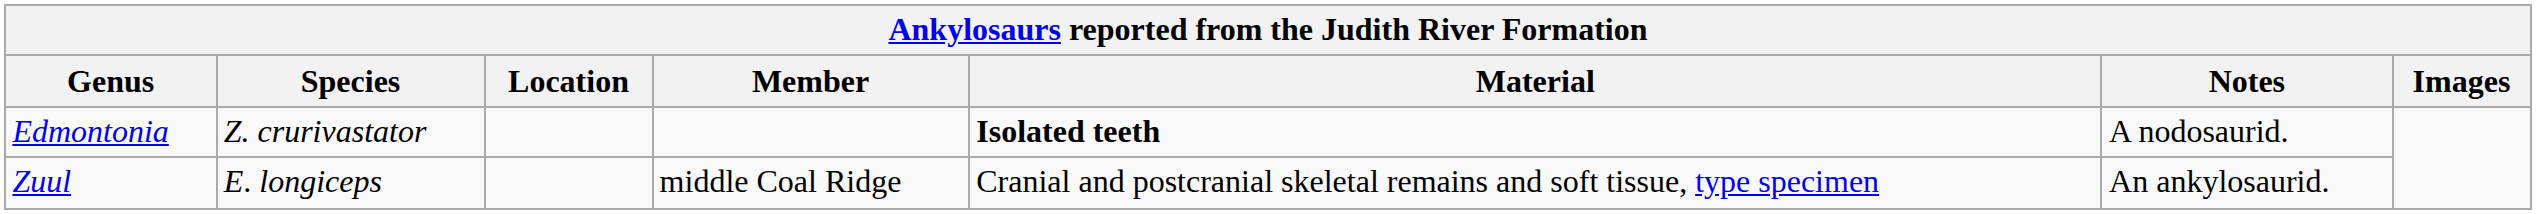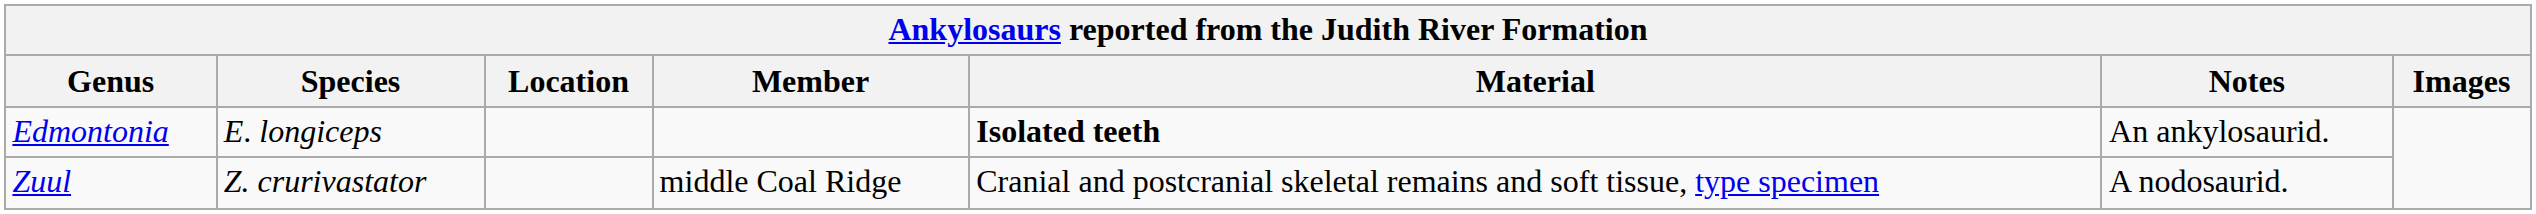(325, 131) Z. crurivastator -> (303, 131) E. longiceps
(2199, 131) A nodosaurid. -> (2219, 131) An ankylosaurid.
(303, 182) E. longiceps -> (325, 182) Z. crurivastator
(2219, 182) An ankylosaurid. -> (2199, 182) A nodosaurid.
